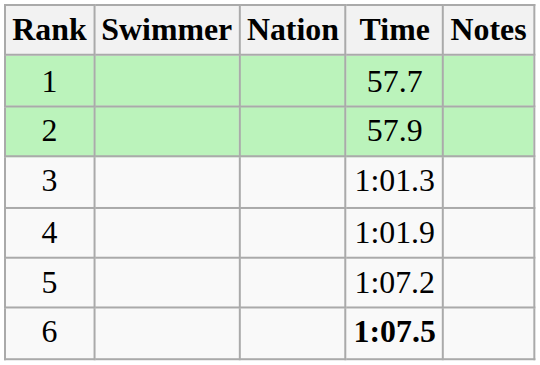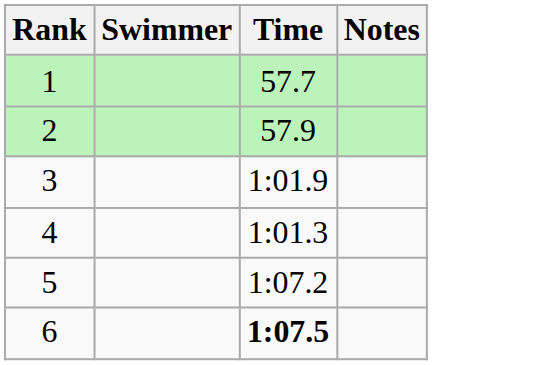- column: (293, 29)
(395, 181) 1:01.3 -> (288, 181) 1:01.9
(395, 231) 1:01.9 -> (288, 231) 1:01.3
